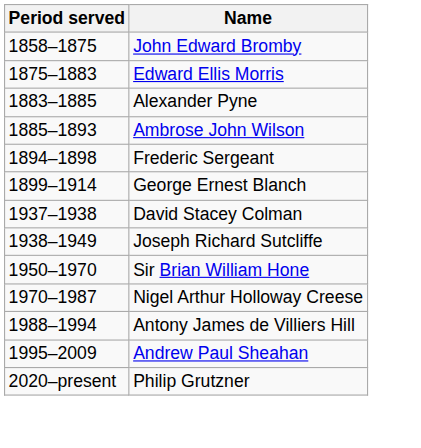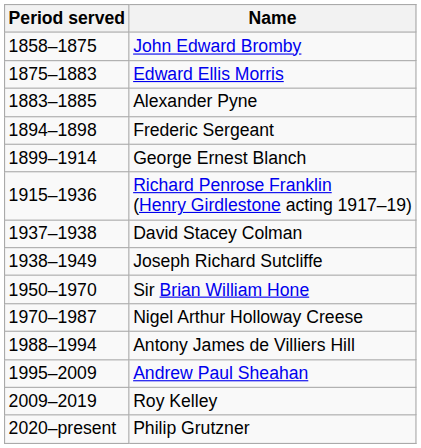- row: (219, 130)
+ row: (273, 195)
+ row: (175, 401)
